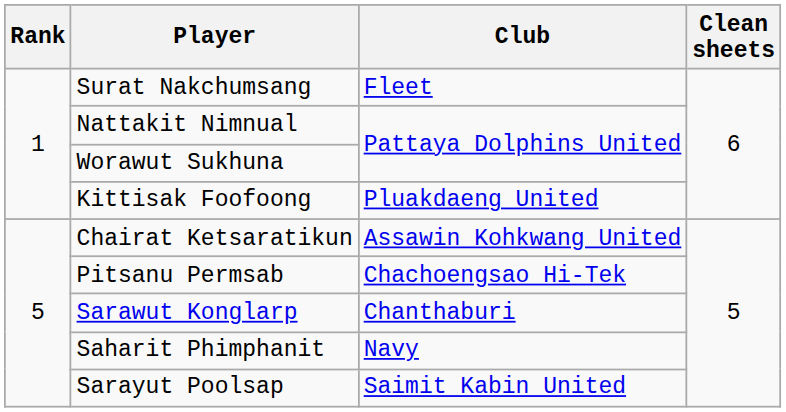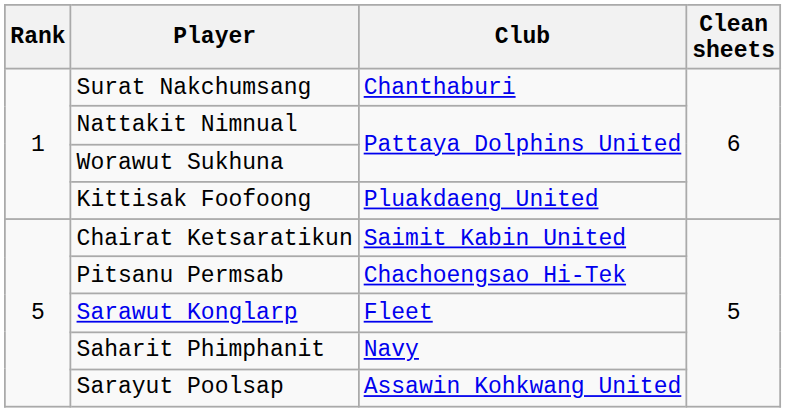(398, 88) Fleet -> (440, 88) Chanthaburi
(522, 238) Assawin Kohkwang United -> (495, 238) Saimit Kabin United
(440, 313) Chanthaburi -> (398, 313) Fleet
(495, 388) Saimit Kabin United -> (522, 388) Assawin Kohkwang United
